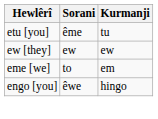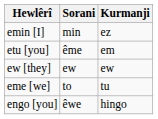+ row: (26, 31)
(105, 31) tu -> (108, 50) em
(108, 68) em -> (105, 86) tu
